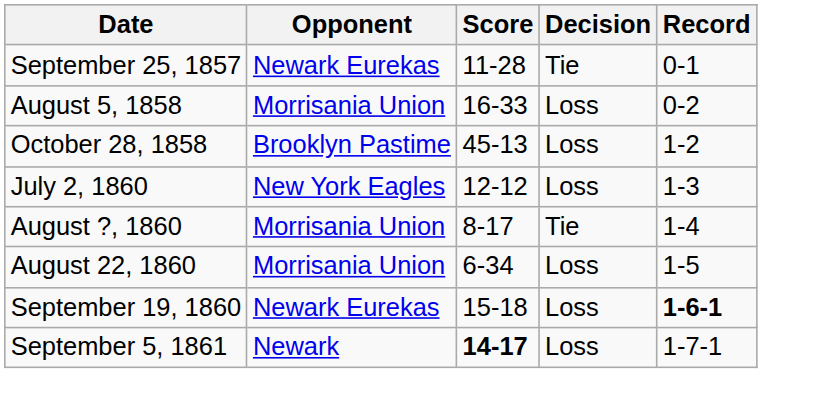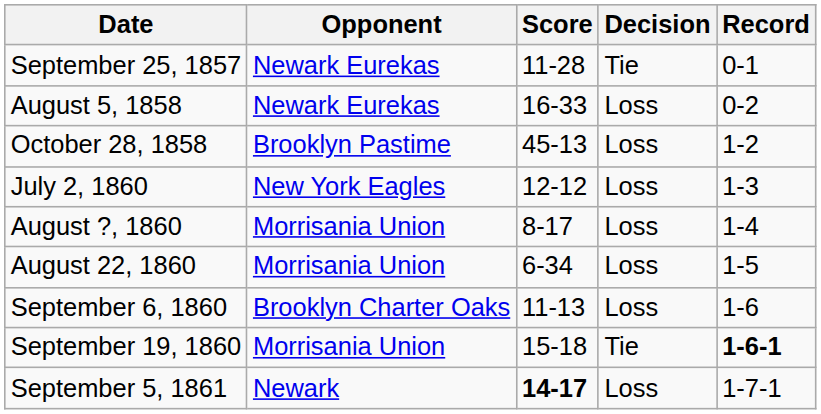(349, 105) Morrisania Union -> (346, 105) Newark Eurekas
(562, 226) Tie -> (631, 226) Loss
+ row: (119, 307)
(346, 307) Newark Eurekas -> (349, 347) Morrisania Union
(572, 307) Loss -> (622, 347) Tie
